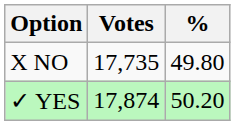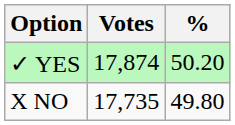rows swapped: (45, 101) <-> (39, 61)
